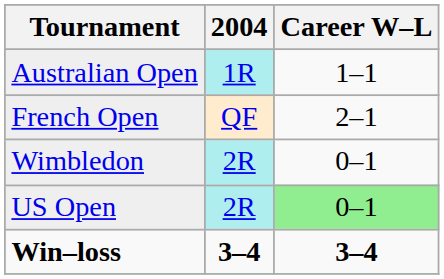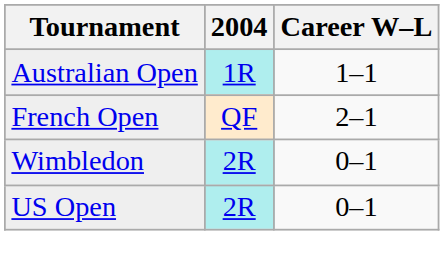(356, 206) lightgreen background -> (356, 206) no background
- row: (66, 251)
